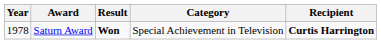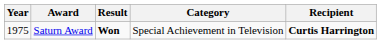(18, 30) 1978 -> (18, 30) 1975
